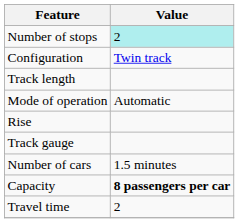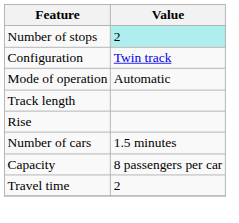rows swapped: (58, 100) <-> (41, 79)
- row: (41, 143)
(172, 185) bold -> (168, 164) normal
